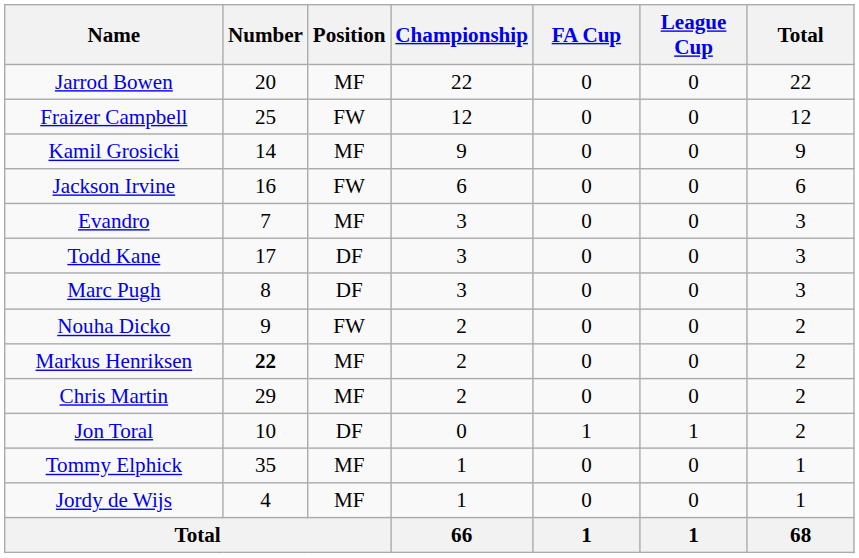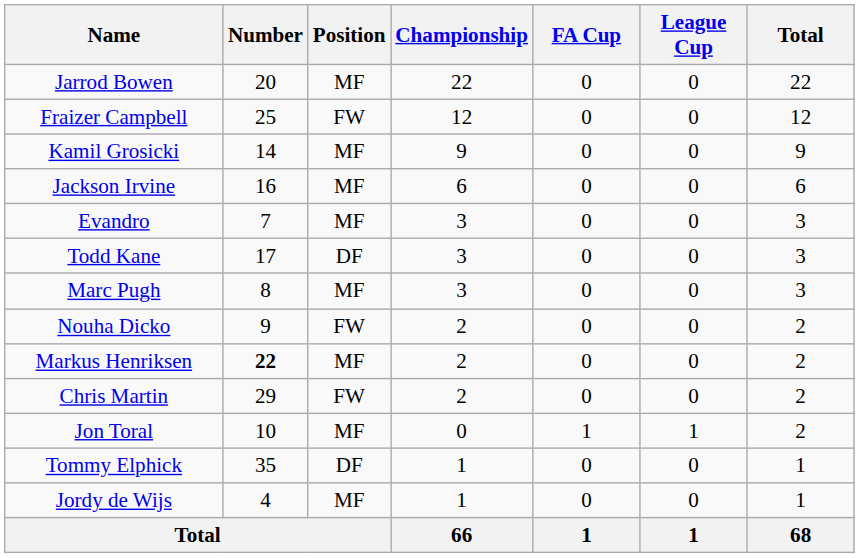(349, 186) FW -> (349, 186) MF
(349, 290) DF -> (349, 290) MF
(349, 395) MF -> (349, 395) FW
(349, 430) DF -> (349, 430) MF
(349, 465) MF -> (349, 465) DF
